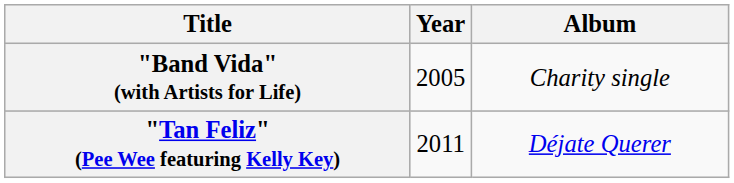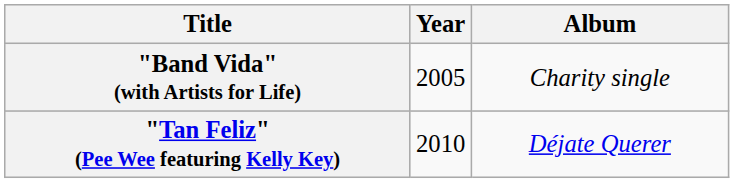(441, 143) 2011 -> (441, 143) 2010
